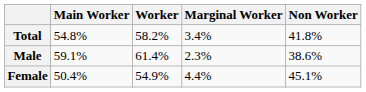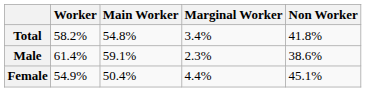columns swapped: (157, 14) <-> (92, 14)
